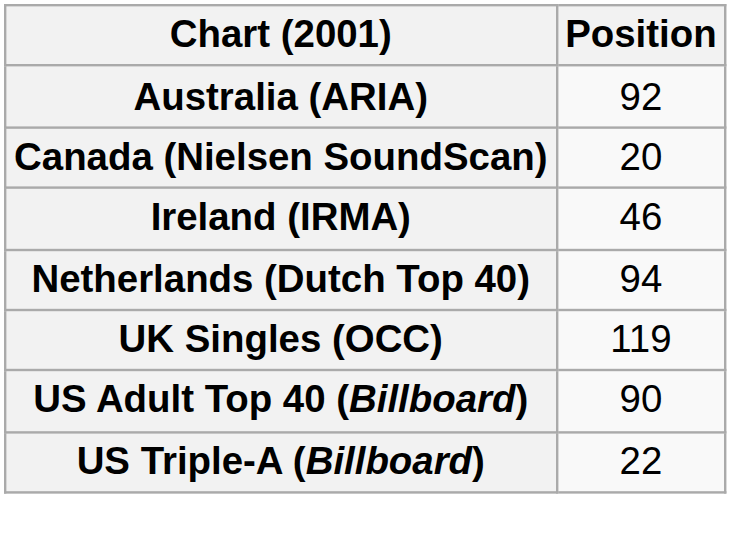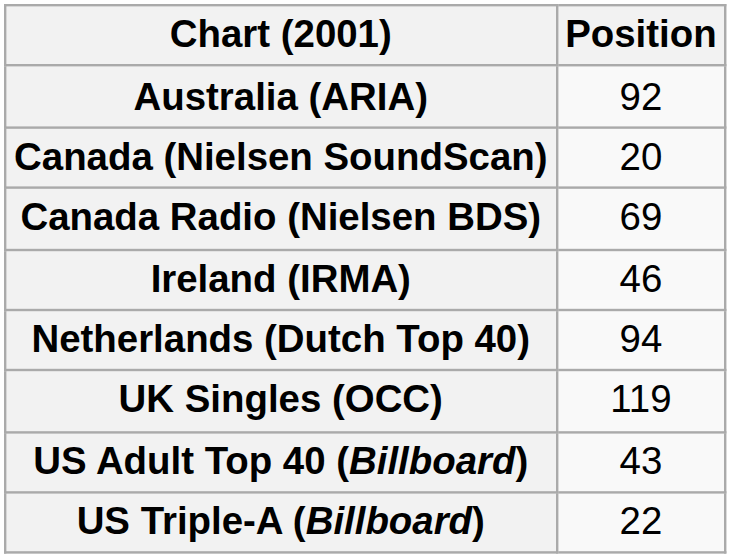+ row: (281, 217)
(641, 400) 90 -> (641, 461) 43
